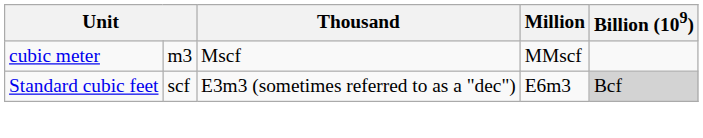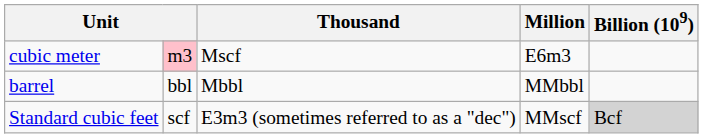(180, 55) no background -> (180, 55) pink background
(553, 55) MMscf -> (548, 55) E6m3
+ row: (32, 86)
(548, 86) E6m3 -> (553, 117) MMscf
